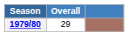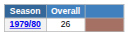(66, 24) 29 -> (66, 24) 26
